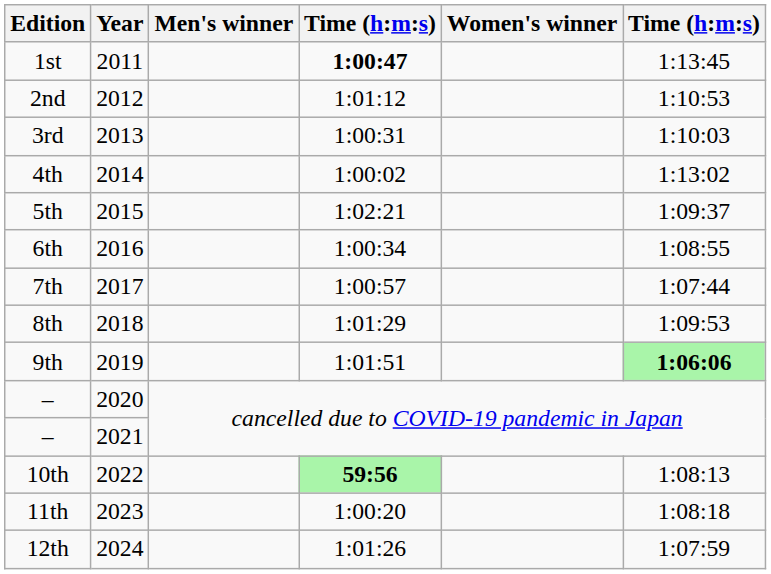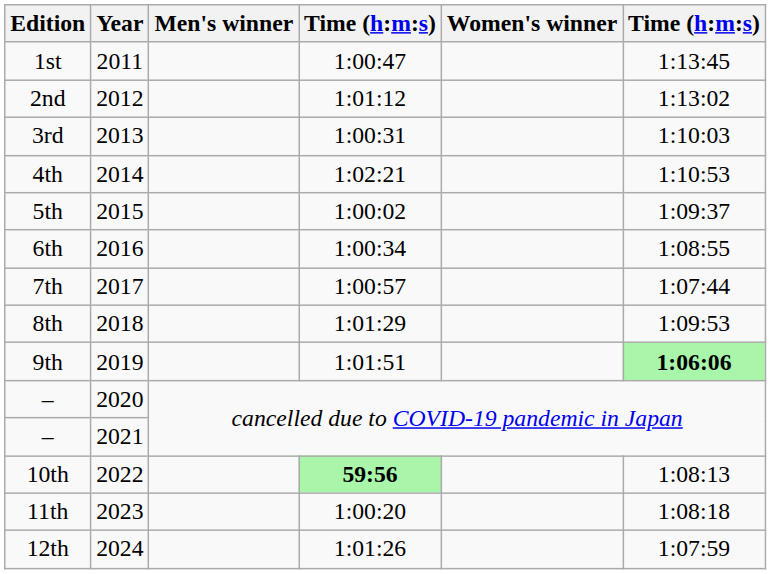(370, 60) bold -> (370, 60) normal
(694, 98) 1:10:53 -> (694, 98) 1:13:02
(370, 173) 1:00:02 -> (370, 173) 1:02:21
(694, 173) 1:13:02 -> (694, 173) 1:10:53
(370, 211) 1:02:21 -> (370, 211) 1:00:02
